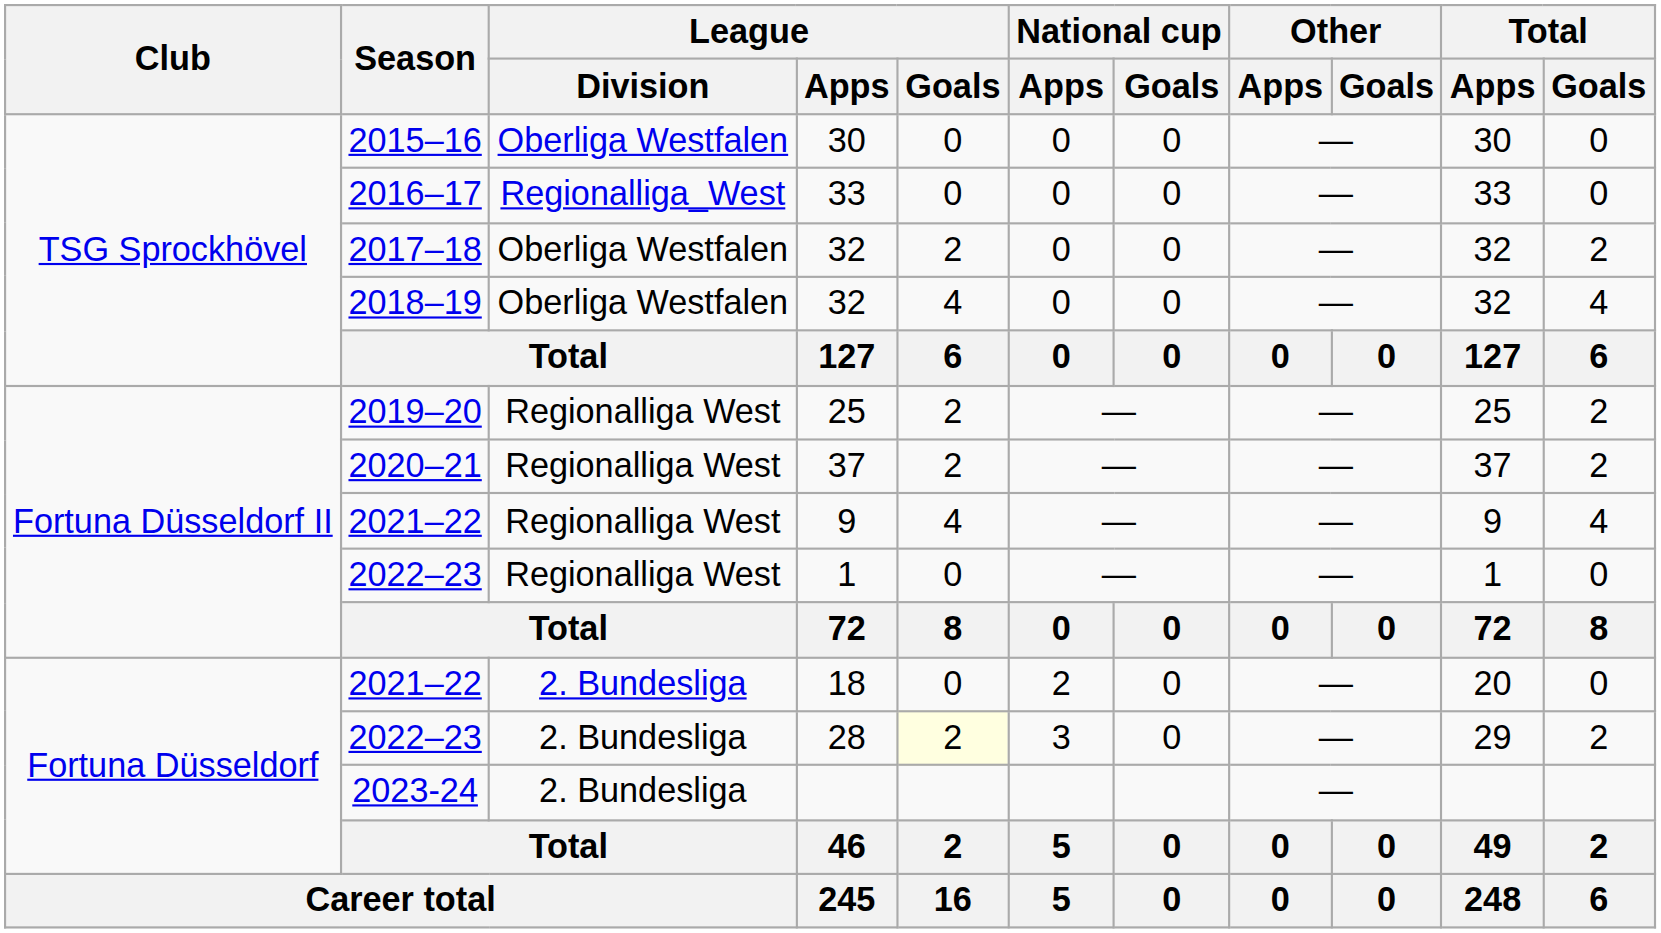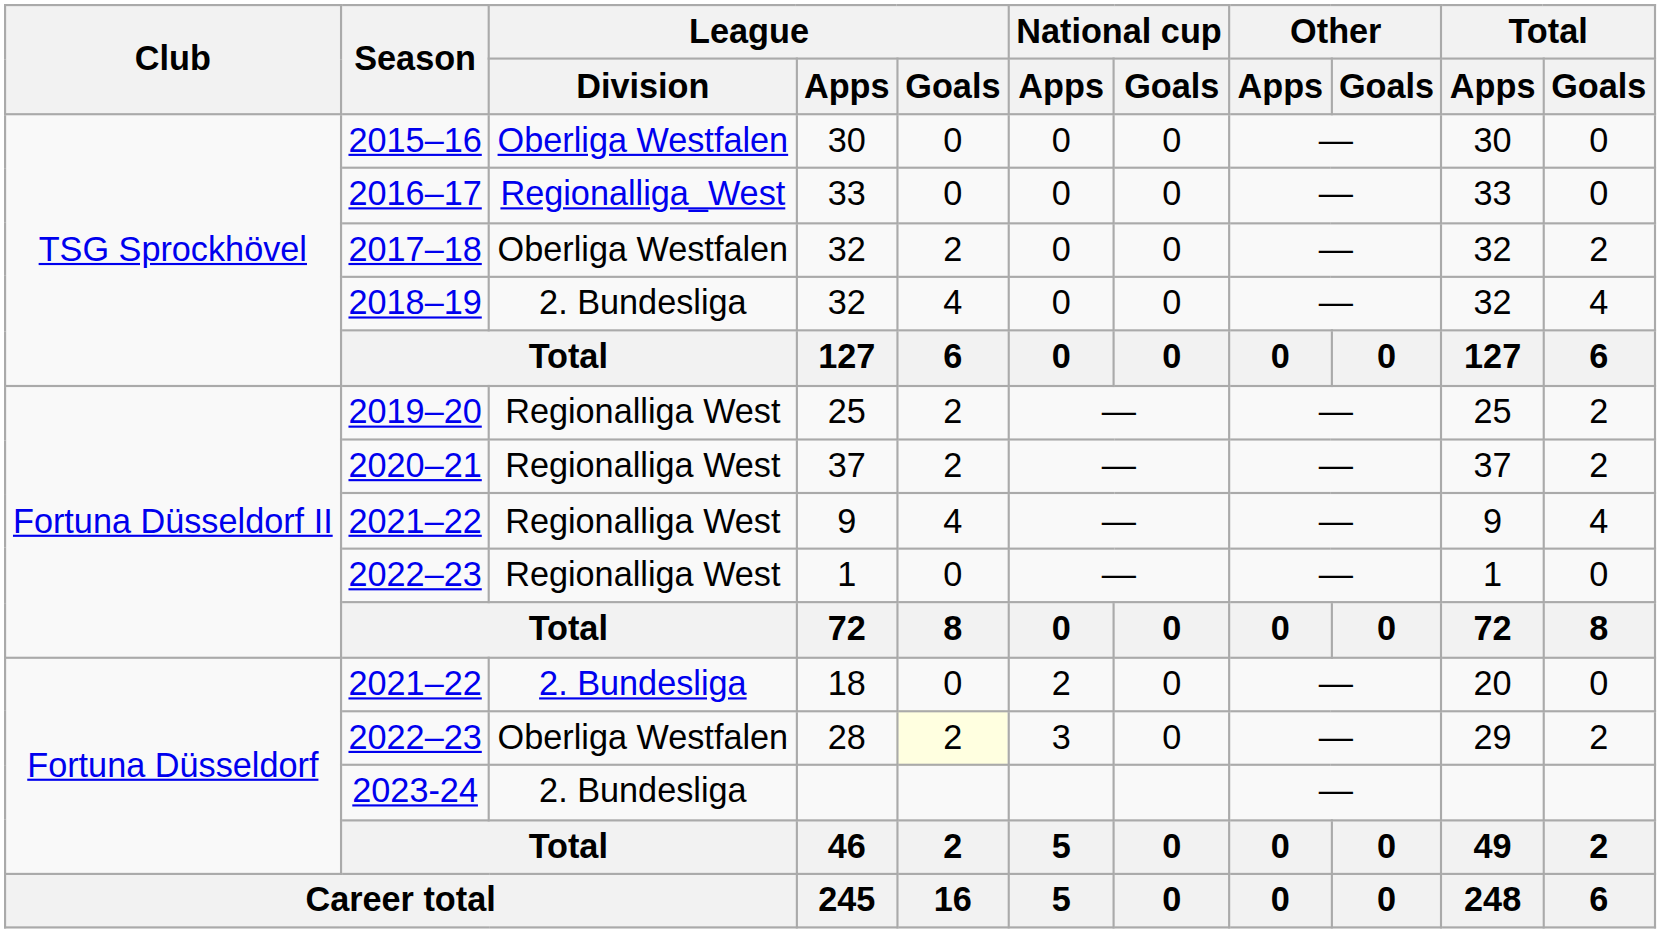(643, 303) Oberliga Westfalen -> (643, 303) 2. Bundesliga
(643, 737) 2. Bundesliga -> (643, 737) Oberliga Westfalen
